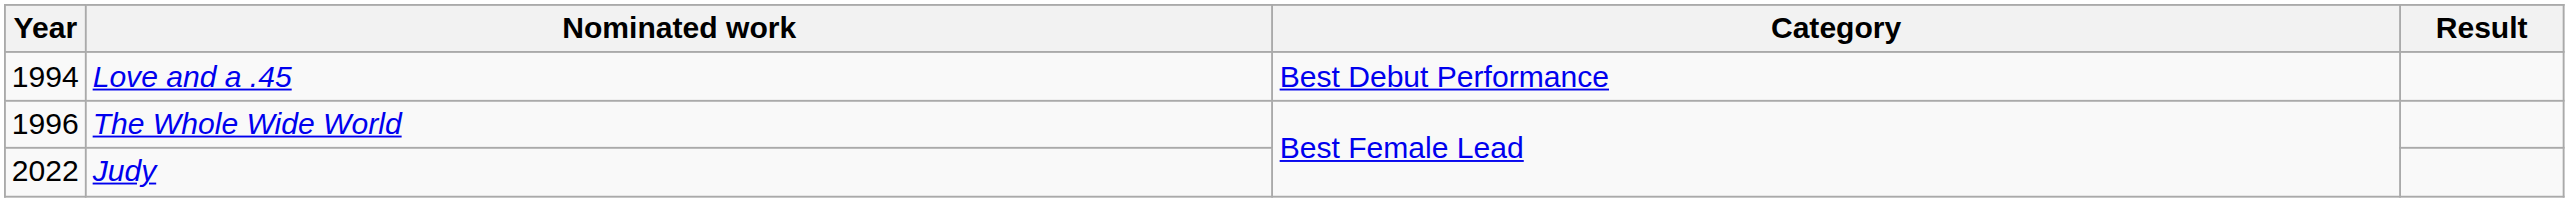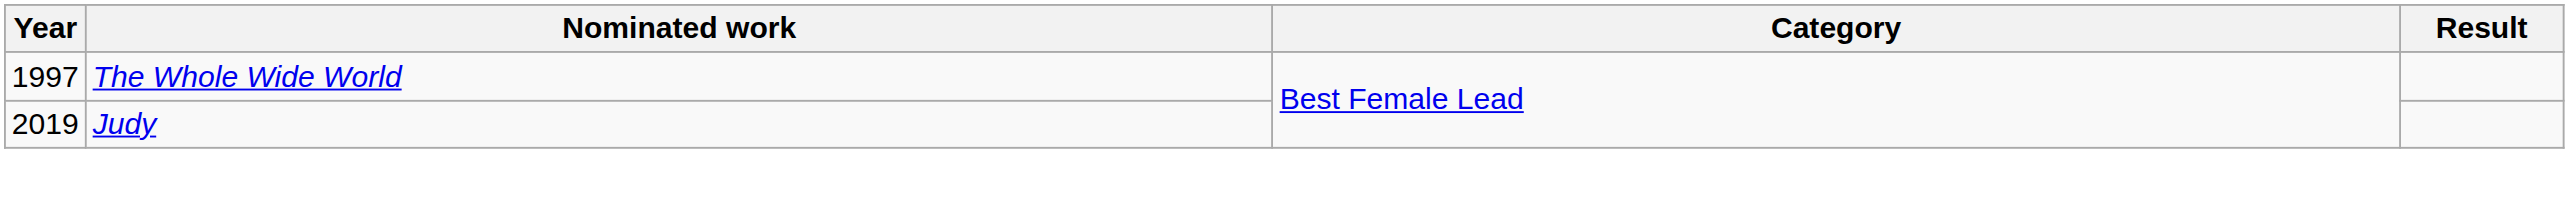- row: (192, 76)
(45, 123) 1996 -> (45, 76) 1997
(45, 171) 2022 -> (45, 123) 2019
